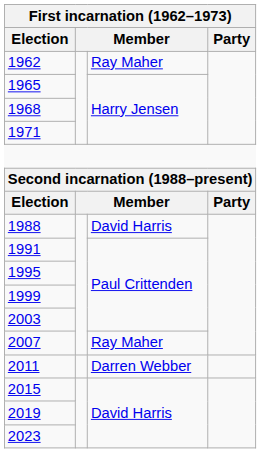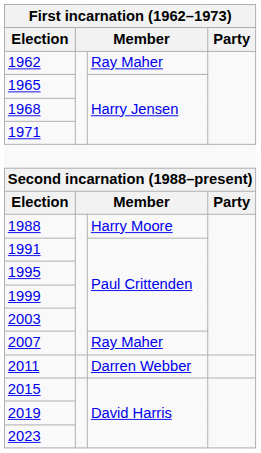(131, 226) David Harris -> (132, 226) Harry Moore
